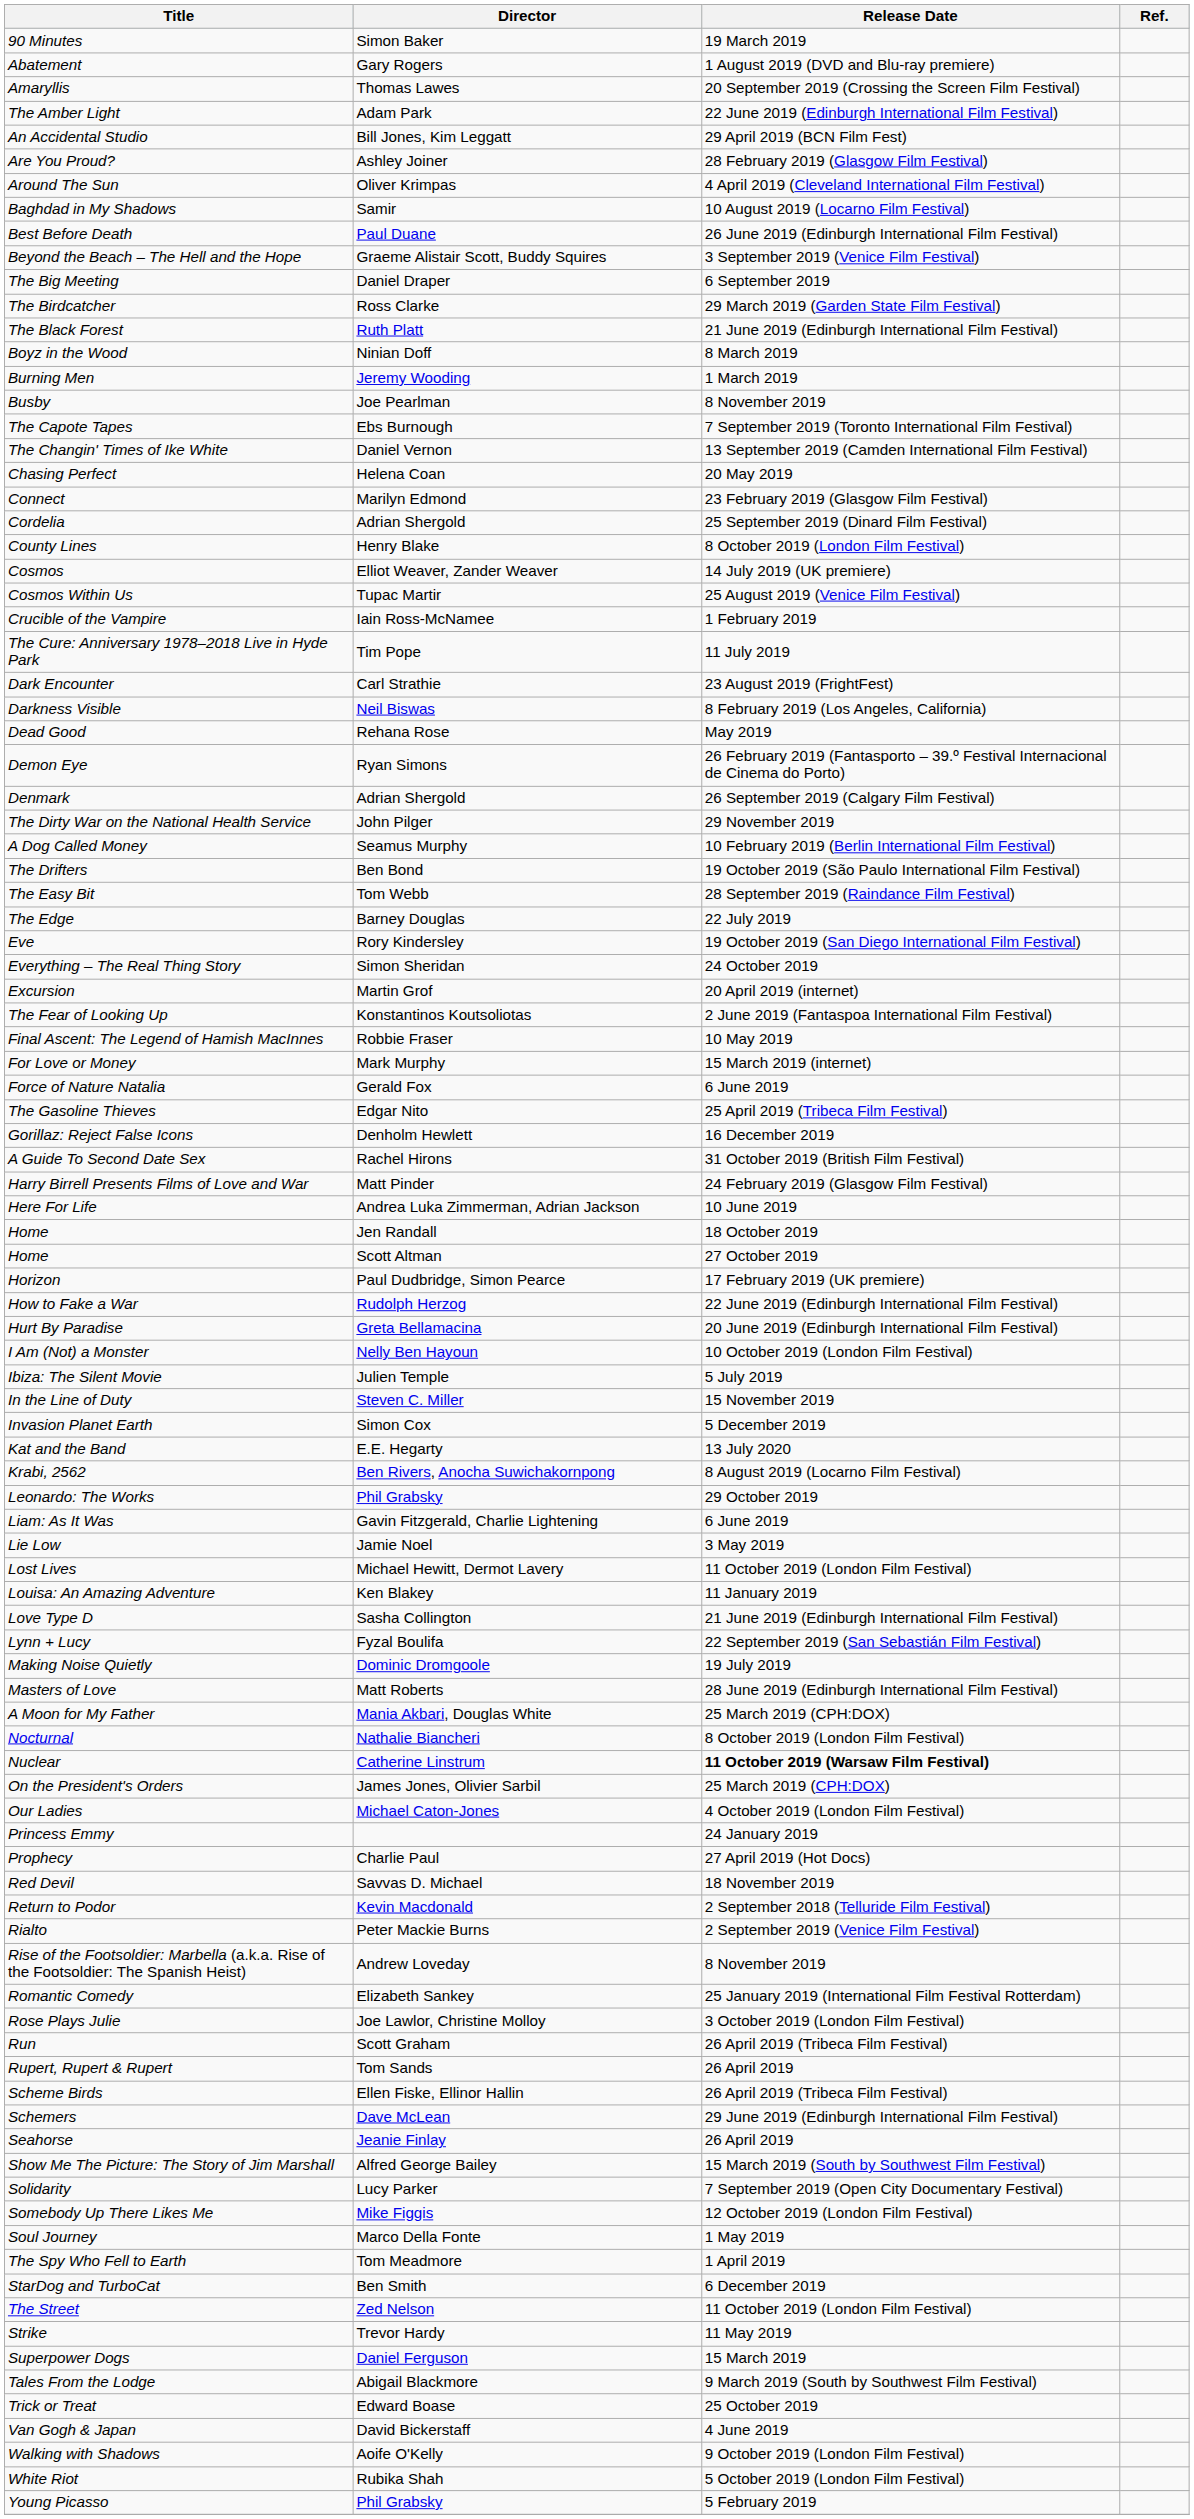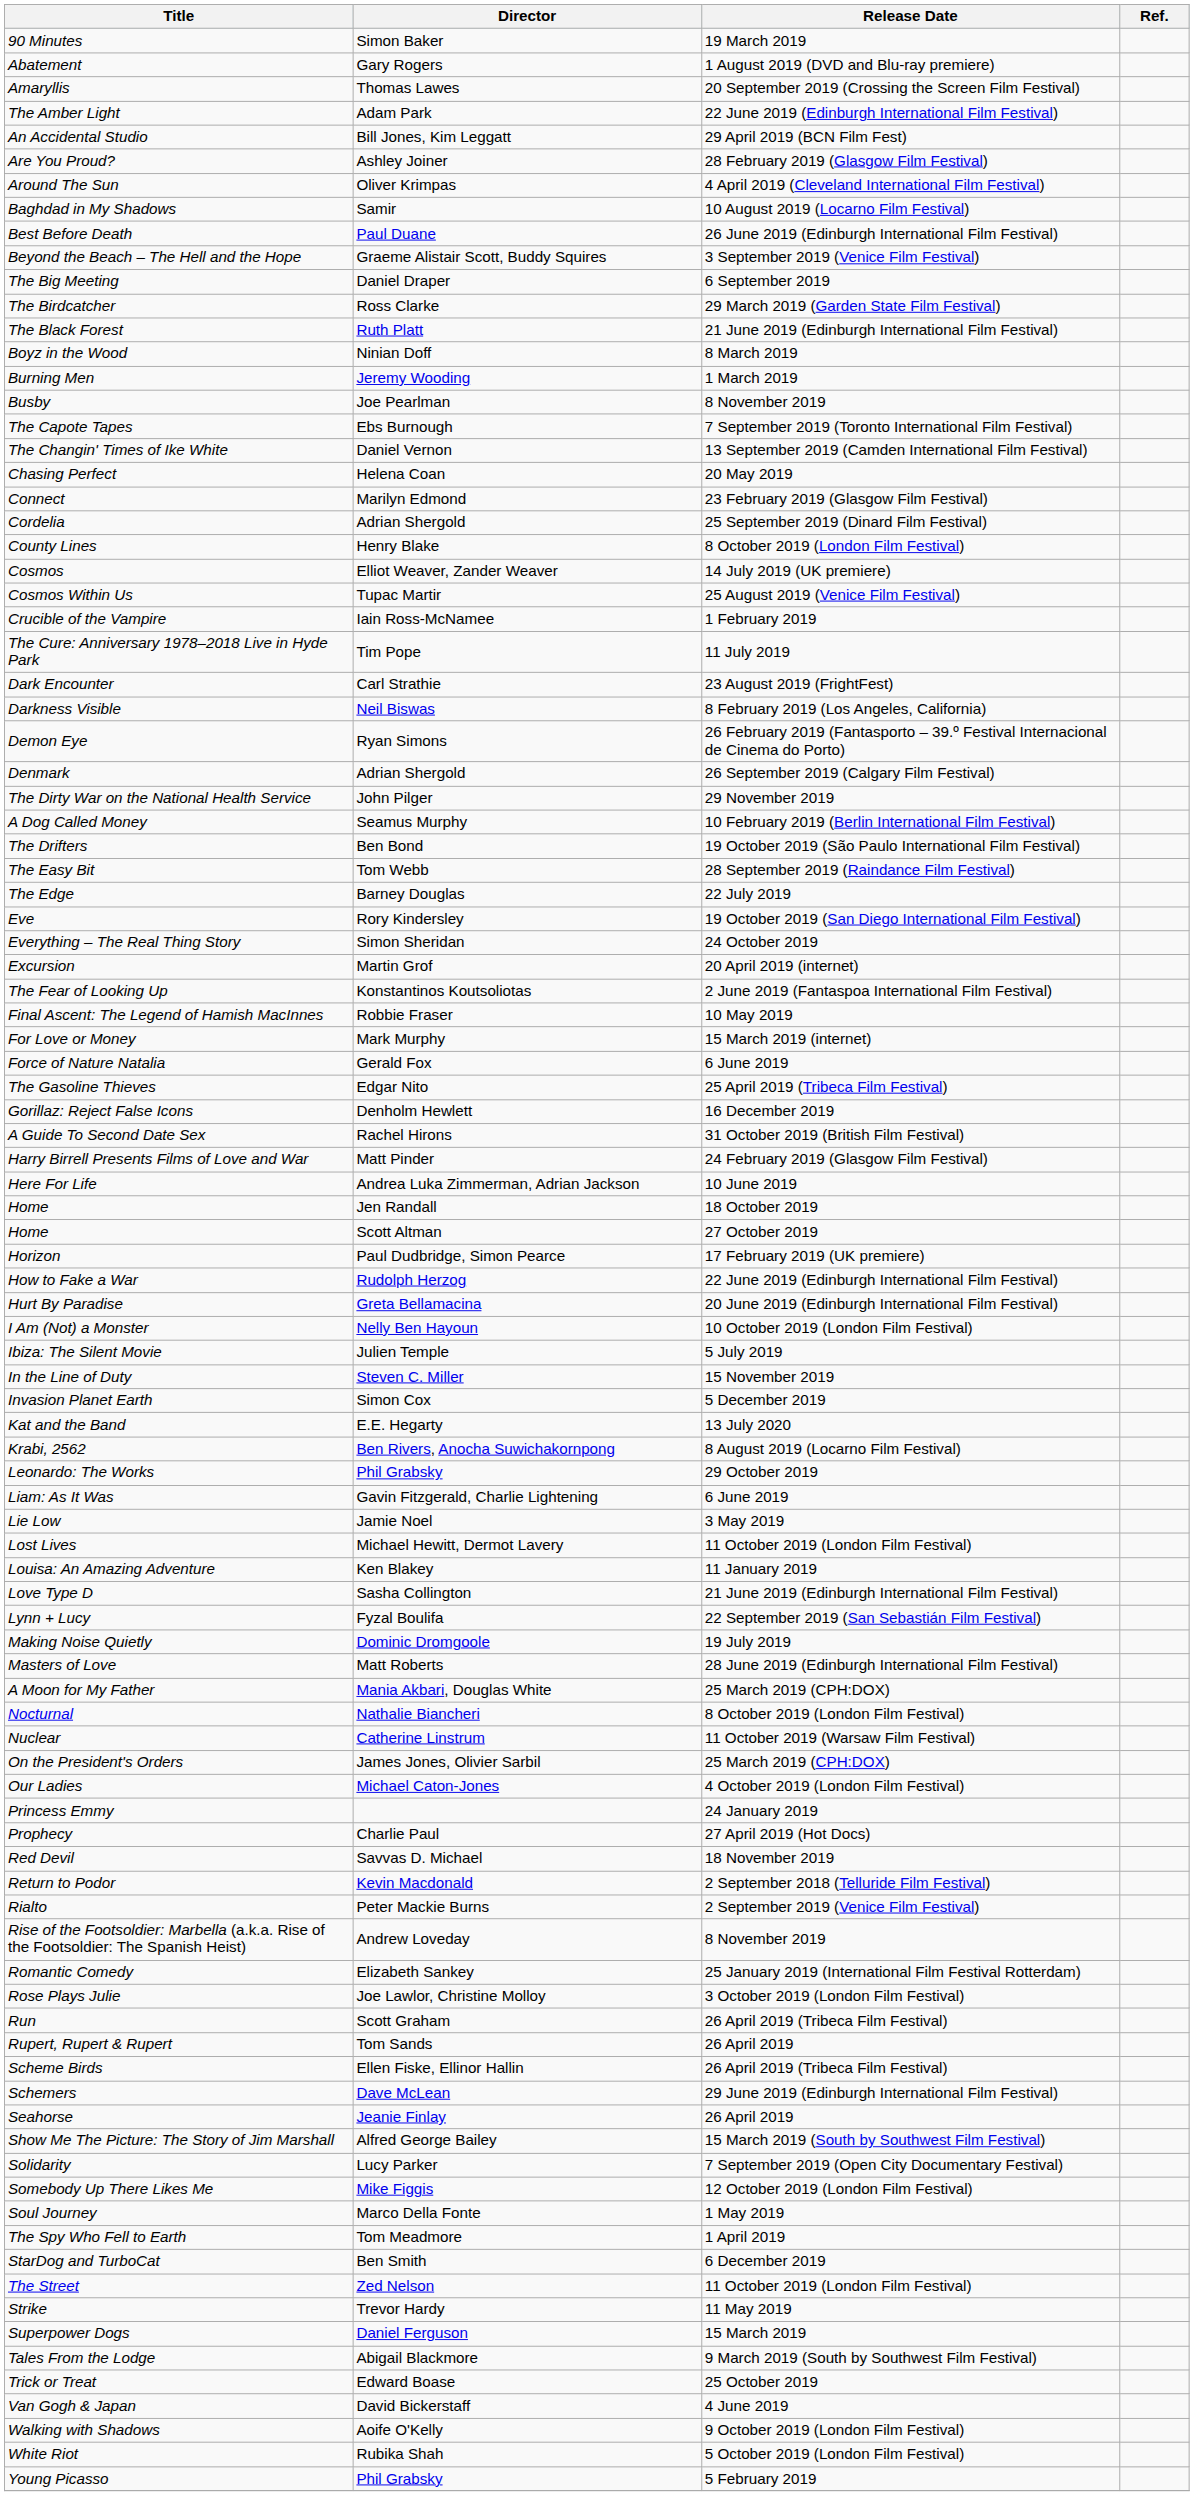- row: (47, 732)
(847, 1762) bold -> (840, 1738) normal
